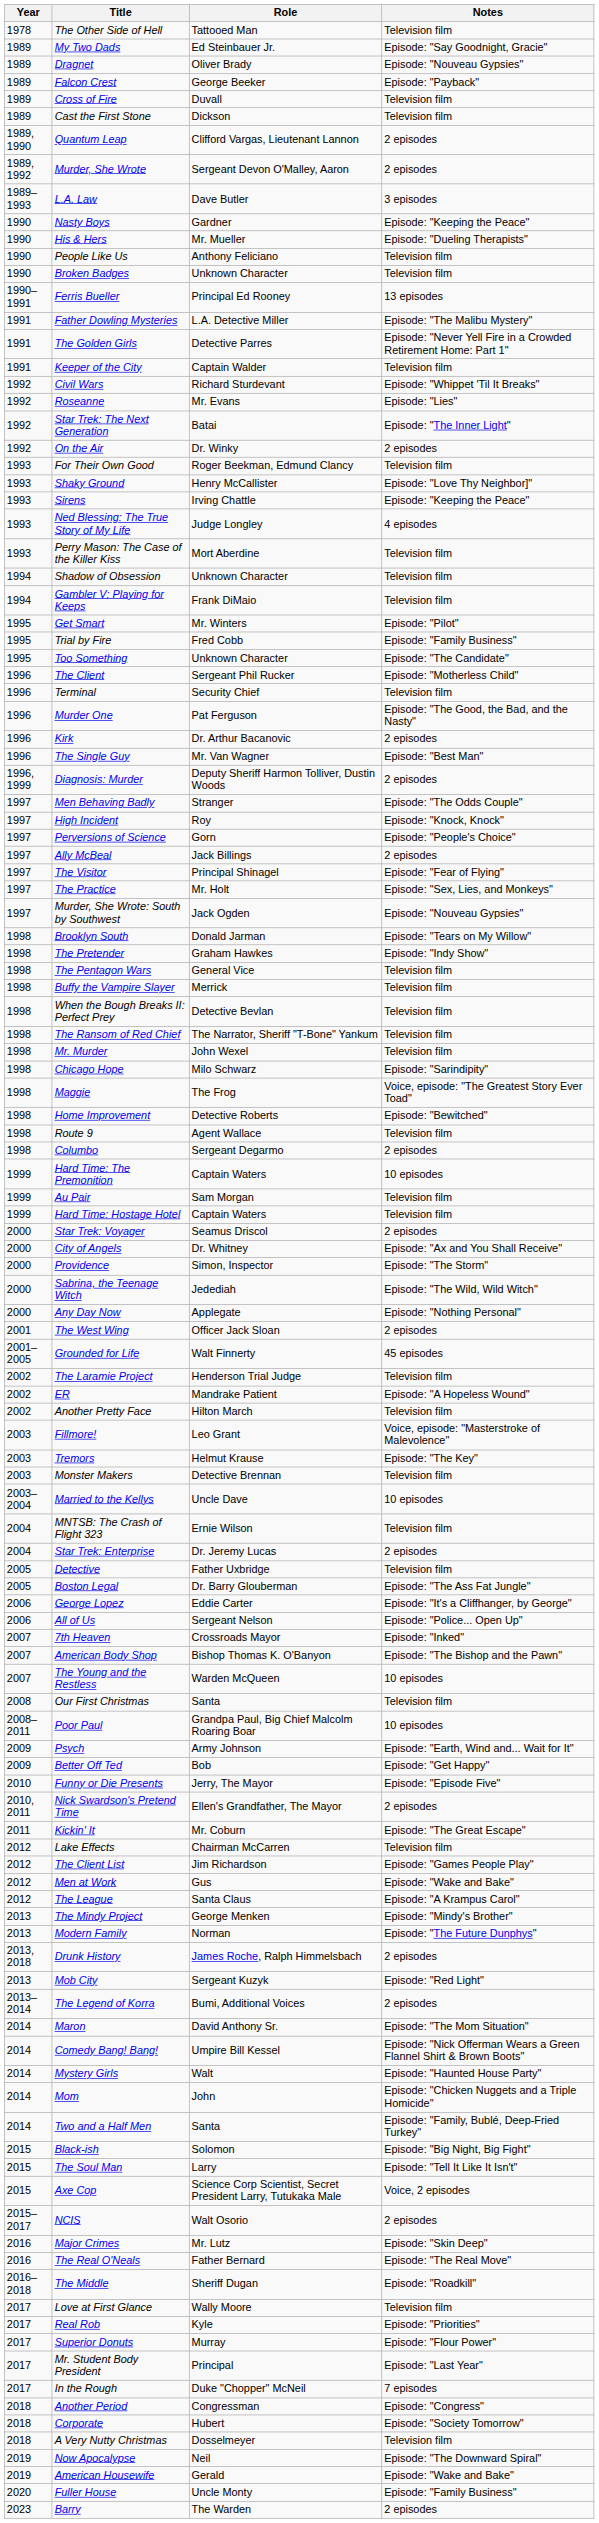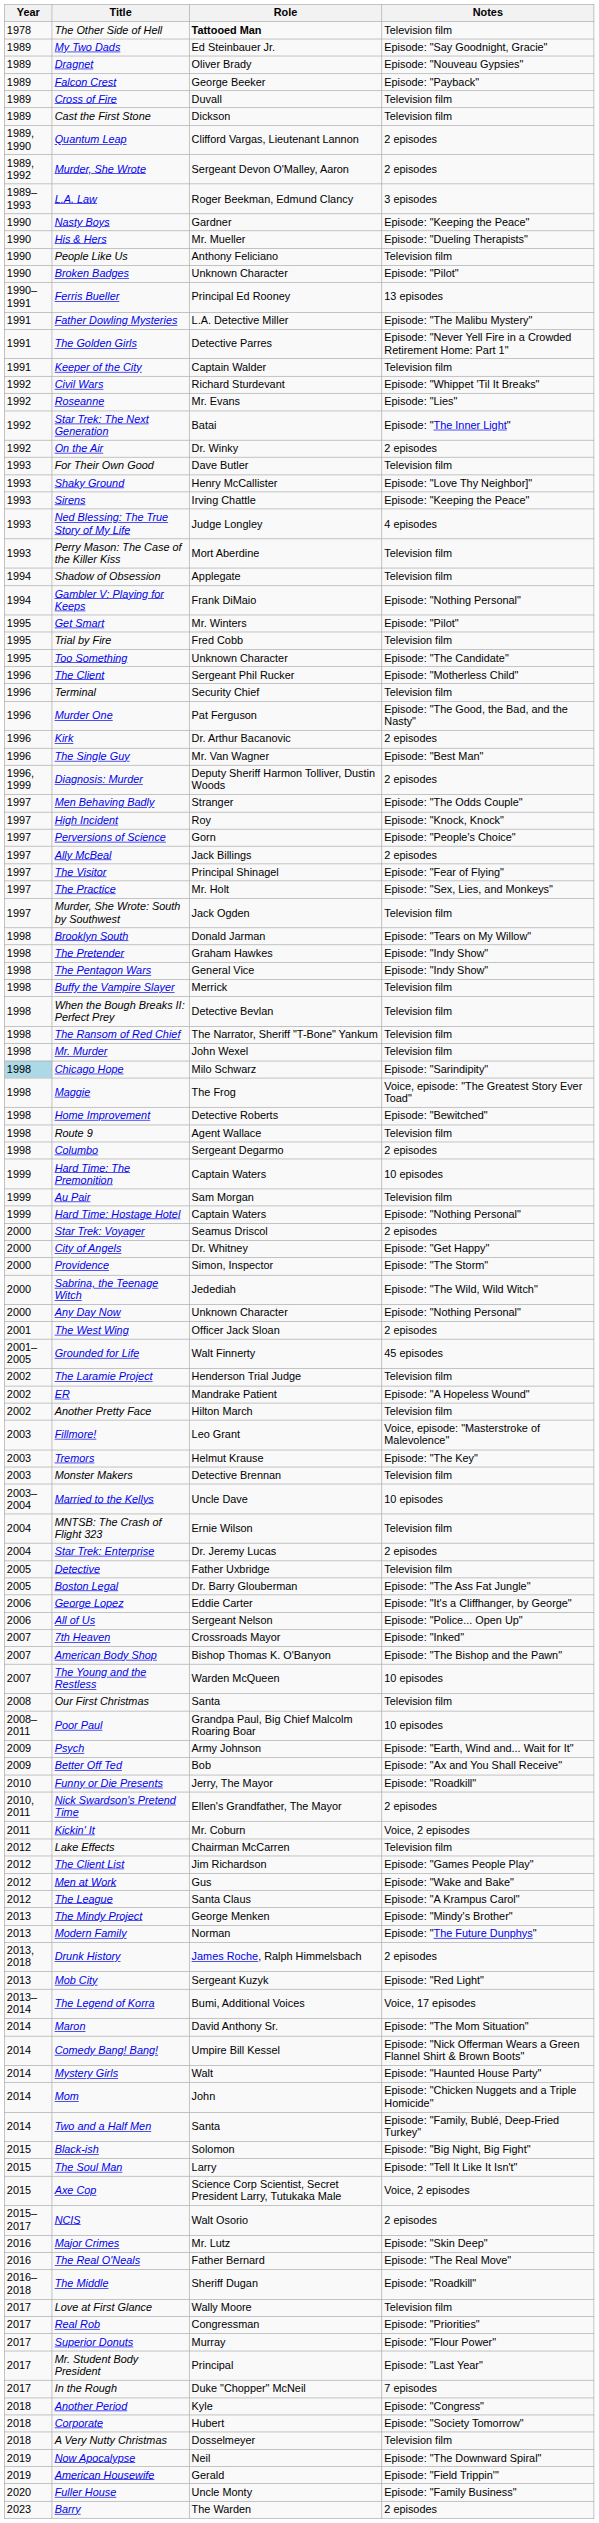(225, 30) normal -> (227, 30) bold
(220, 199) Dave Butler -> (272, 199) Roger Beekman, Edmund Clancy
(418, 274) Television film -> (421, 274) Episode: "Pilot"
(272, 466) Roger Beekman, Edmund Clancy -> (220, 466) Dave Butler
(240, 576) Unknown Character -> (216, 576) Applegate
(418, 600) Television film -> (453, 600) Episode: "Nothing Personal"
(450, 640) Episode: "Family Business" -> (418, 640) Television film
(454, 913) Episode: "Nouveau Gypsies" -> (418, 913) Television film
(418, 970) Television film -> (436, 970) Episode: "Indy Show"
(19, 1069) no background -> (19, 1069) lightblue background
(418, 1214) Television film -> (453, 1214) Episode: "Nothing Personal"
(473, 1249) Episode: "Ax and You Shall Receive" -> (437, 1249) Episode: "Get Happy"
(216, 1313) Applegate -> (240, 1313) Unknown Character
(437, 1766) Episode: "Get Happy" -> (473, 1766) Episode: "Ax and You Shall Receive"
(442, 1783) Episode: "Episode Five" -> (430, 1783) Episode: "Roadkill"
(455, 1830) Episode: "The Great Escape" -> (427, 1830) Voice, 2 episodes
(411, 2003) 2 episodes -> (430, 2003) Voice, 17 episodes
(202, 2325) Kyle -> (225, 2325) Congressman
(225, 2406) Congressman -> (202, 2406) Kyle
(449, 2475) Episode: "Wake and Bake" -> (442, 2475) Episode: "Field Trippin'"
